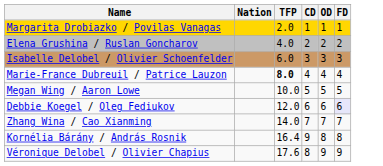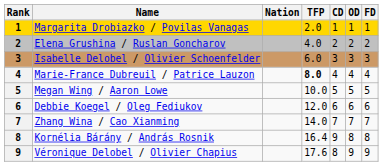+ column: (18, 12)
(339, 106) lavender background -> (367, 106) no background
